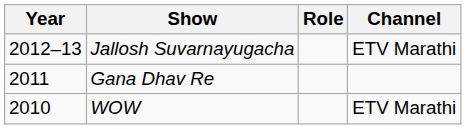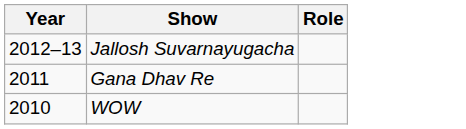- column: (404, 19)
